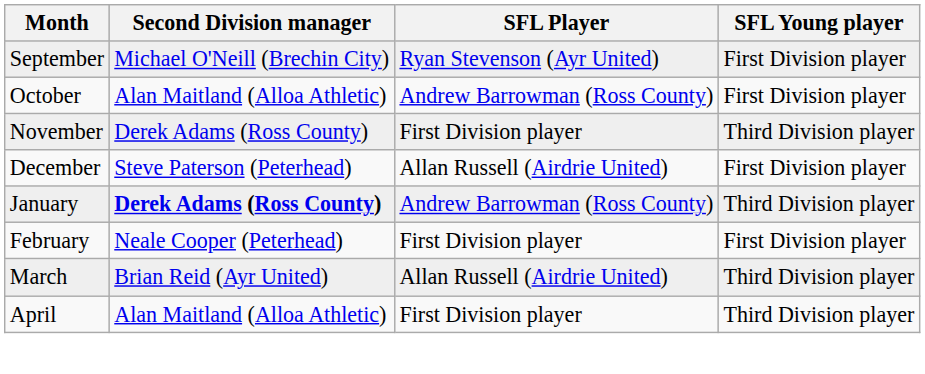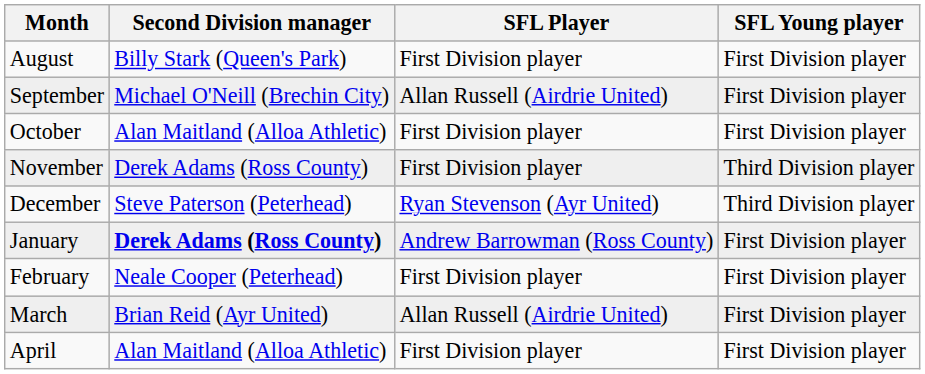+ row: (42, 59)
(529, 59) Ryan Stevenson (Ayr United) -> (534, 95) Allan Russell (Airdrie United)
(556, 95) Andrew Barrowman (Ross County) -> (491, 131) First Division player
(534, 168) Allan Russell (Airdrie United) -> (529, 204) Ryan Stevenson (Ayr United)
(815, 168) First Division player -> (819, 204) Third Division player
(819, 204) Third Division player -> (815, 240) First Division player
(819, 277) Third Division player -> (815, 313) First Division player
(819, 313) Third Division player -> (815, 349) First Division player
